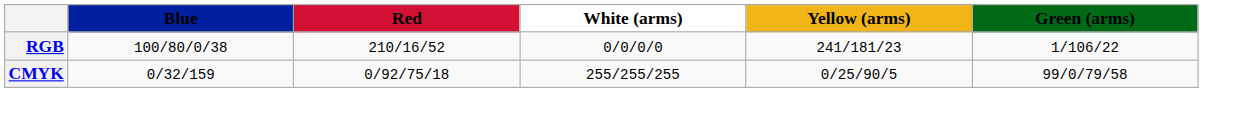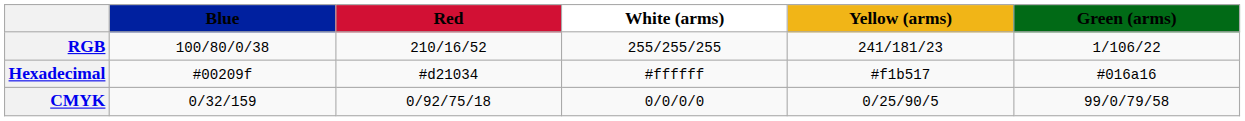(633, 48) 0/0/0/0 -> (675, 48) 255/255/255
+ row: (57, 73)
(633, 75) 255/255/255 -> (675, 103) 0/0/0/0
